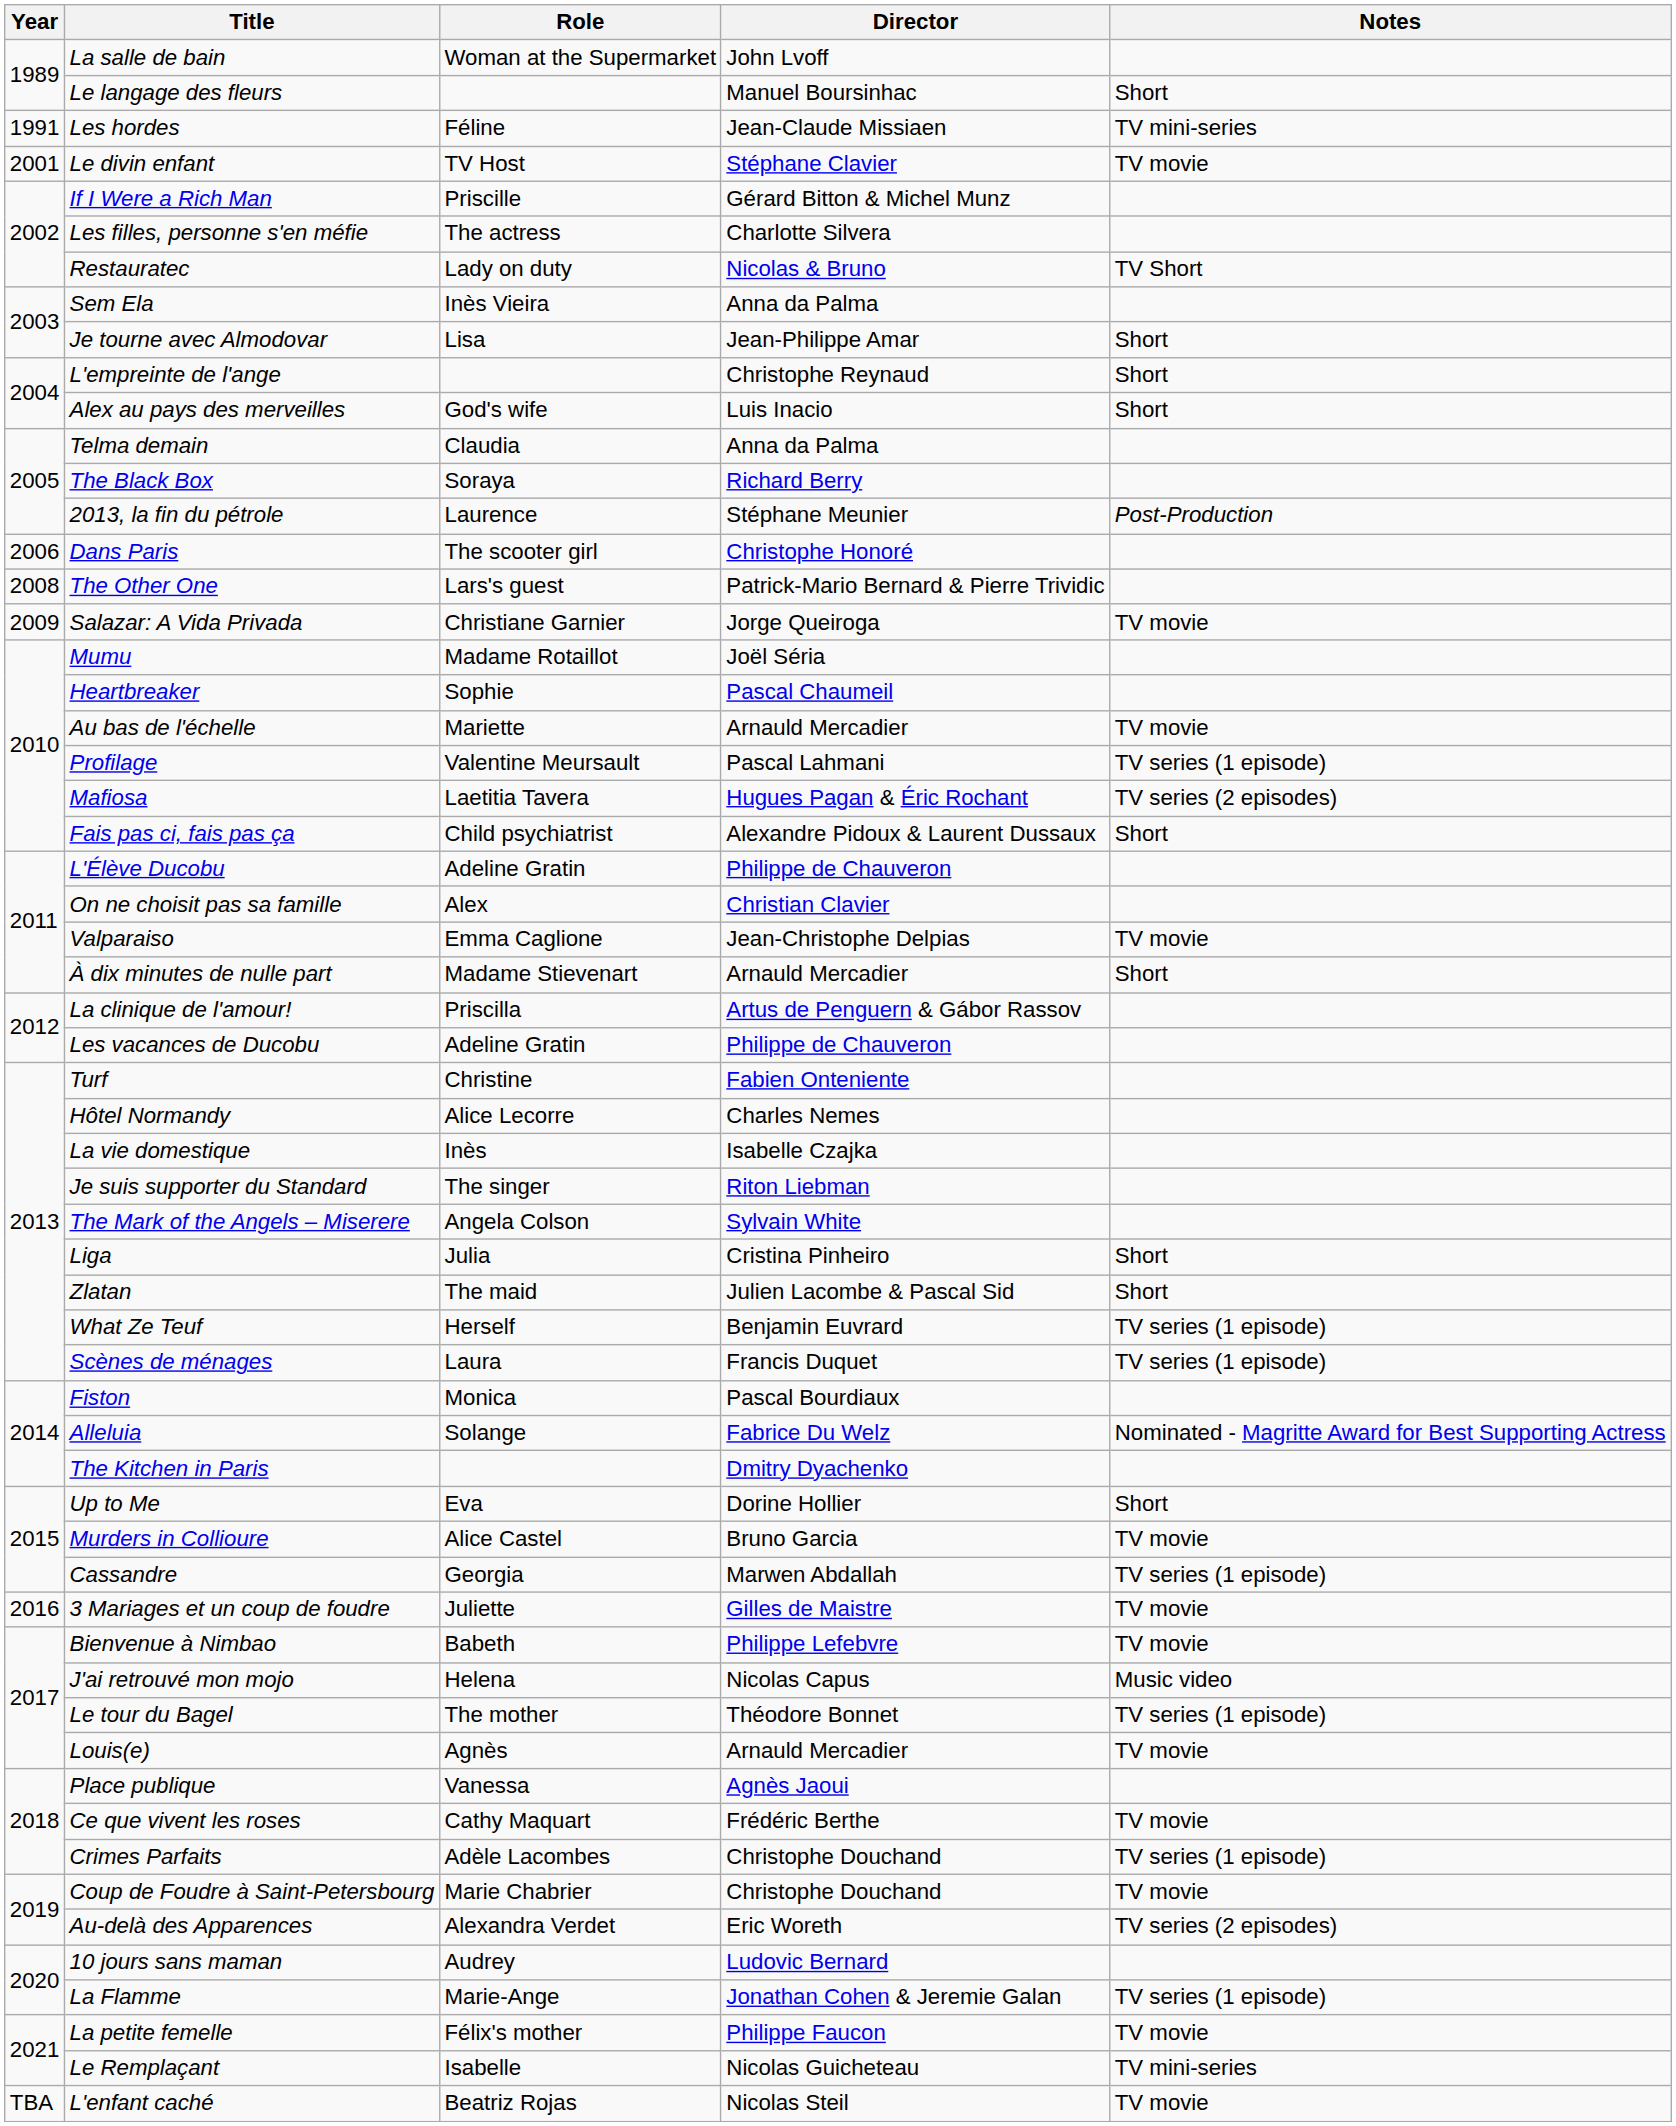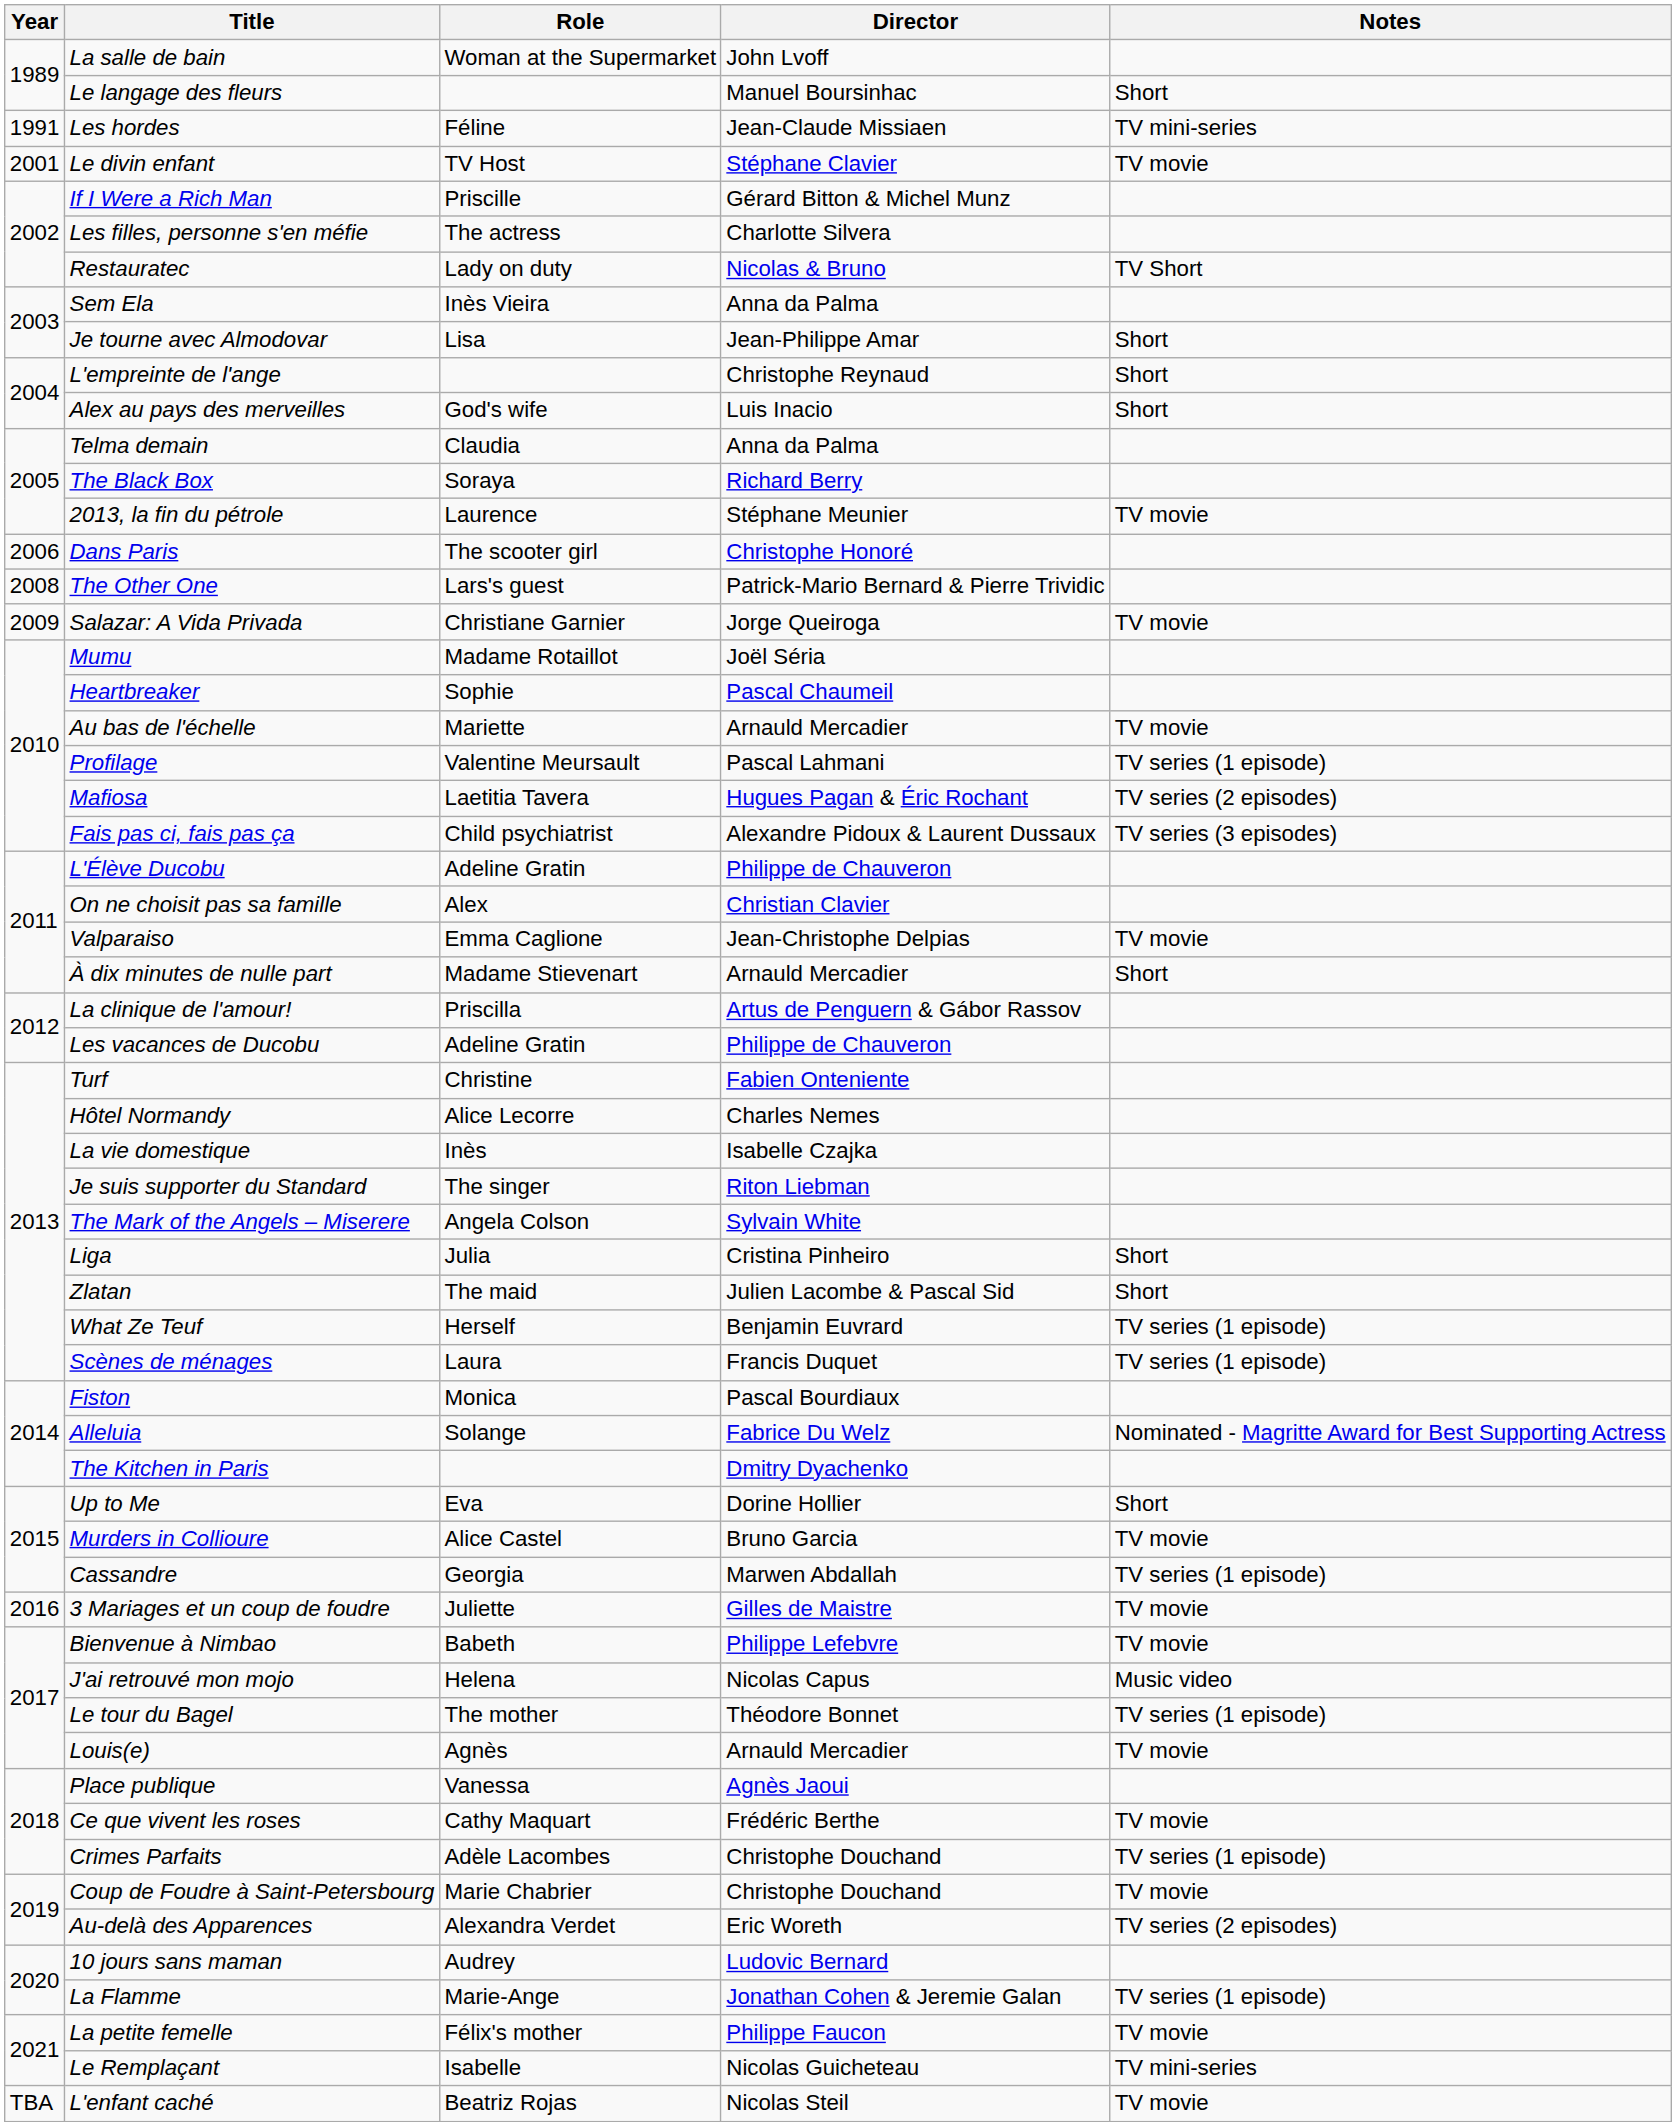(1194, 515) Post-Production -> (1162, 515) TV movie
(1141, 833) Short -> (1226, 833) TV series (3 episodes)
